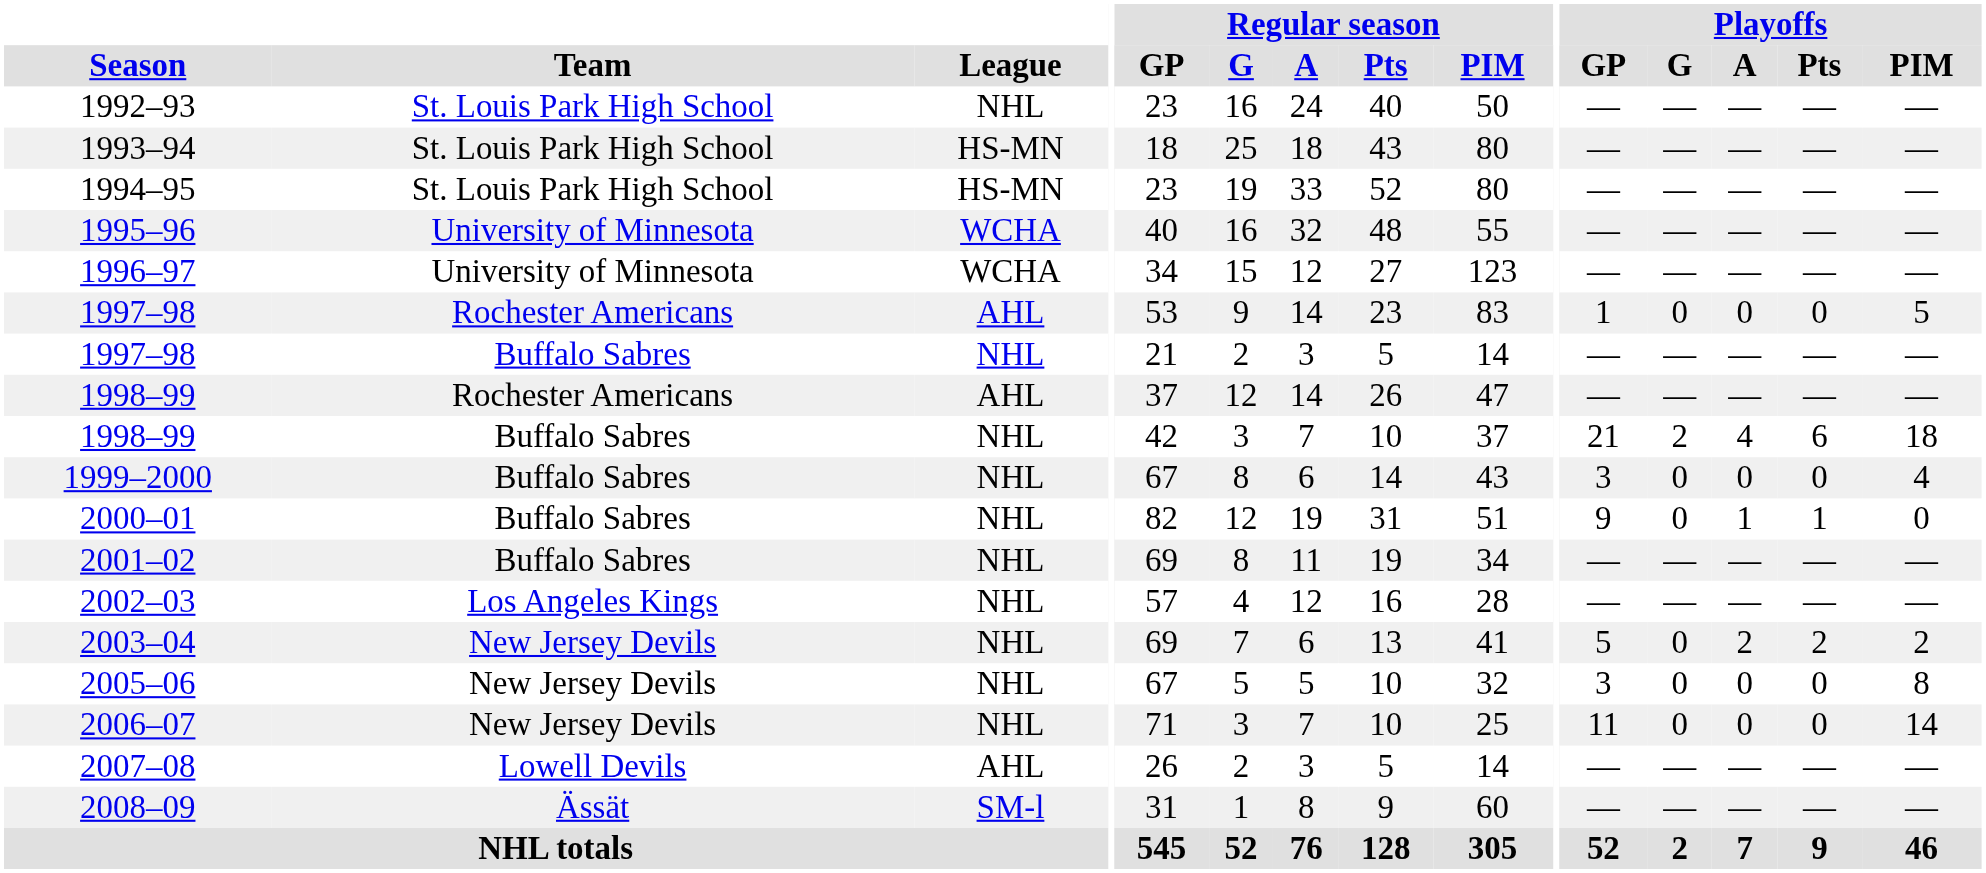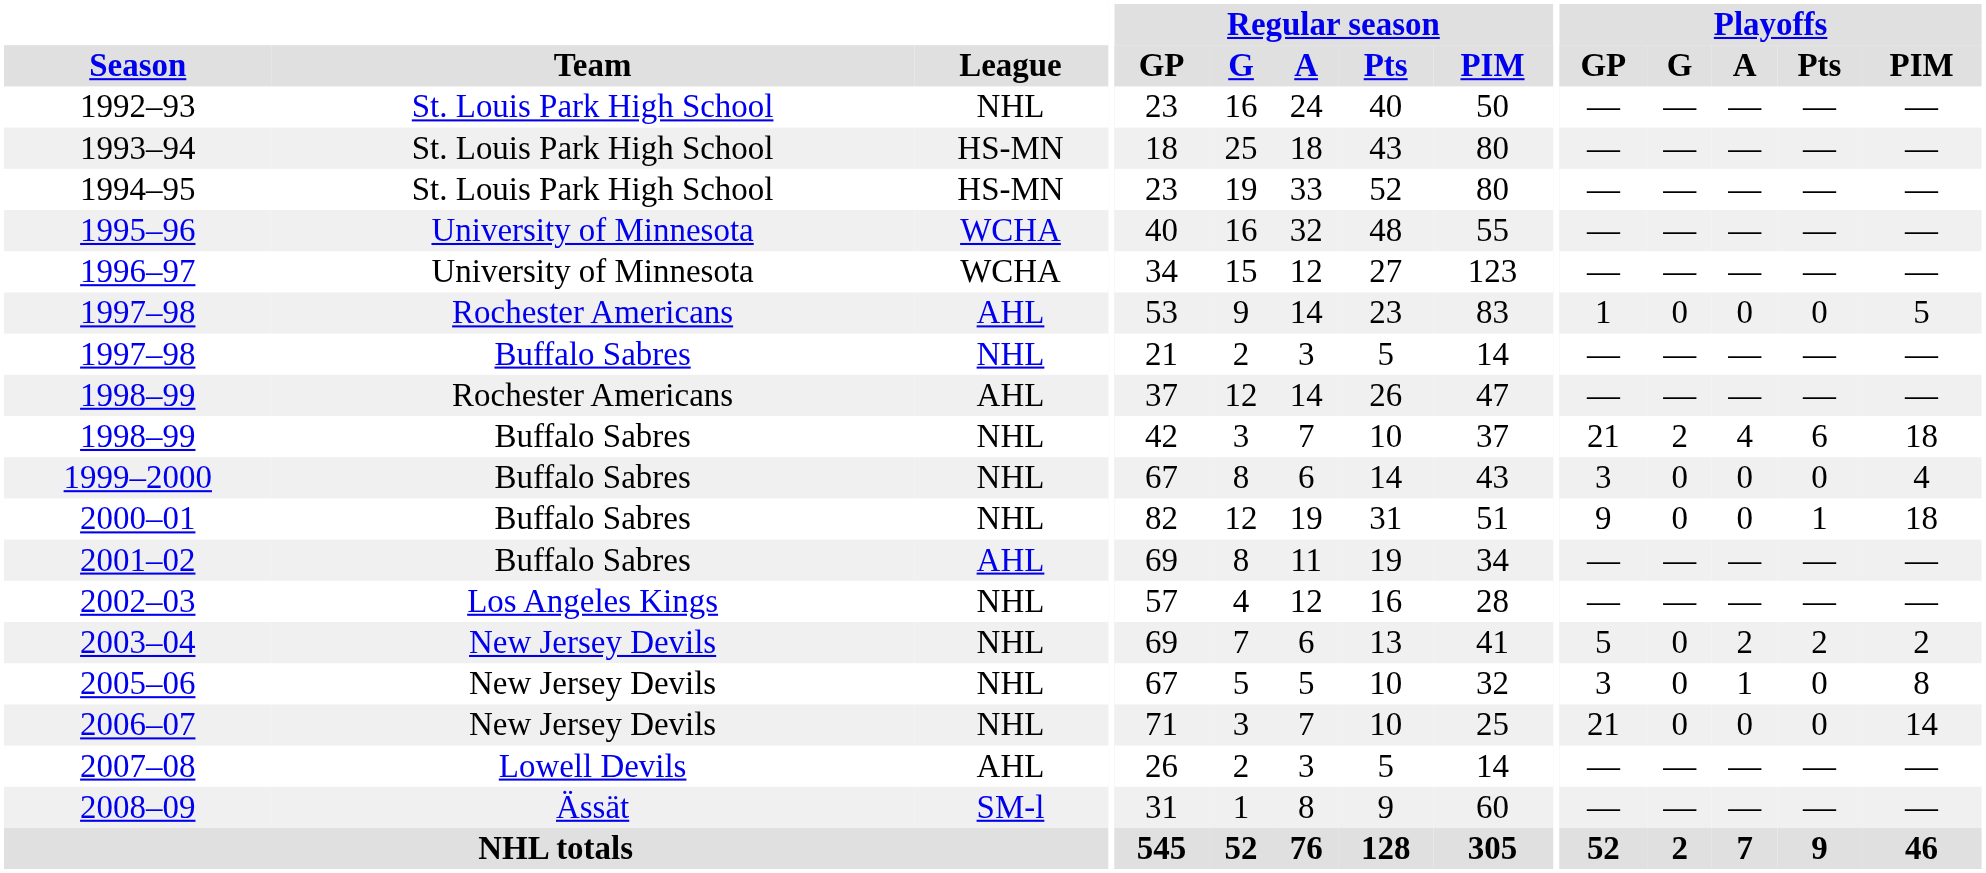(1745, 518) 1 -> (1745, 518) 0
(1922, 518) 0 -> (1922, 518) 18
(1010, 559) NHL -> (1010, 559) AHL
(1745, 683) 0 -> (1745, 683) 1
(1603, 724) 11 -> (1603, 724) 21
